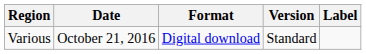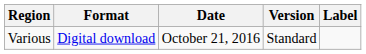columns swapped: (106, 15) <-> (211, 15)
